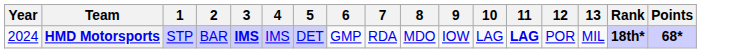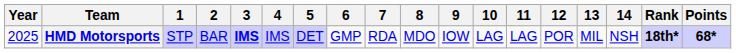+ column: (624, 15)
(23, 37) 2024 -> (23, 37) 2025
(524, 37) bold -> (524, 37) normal
